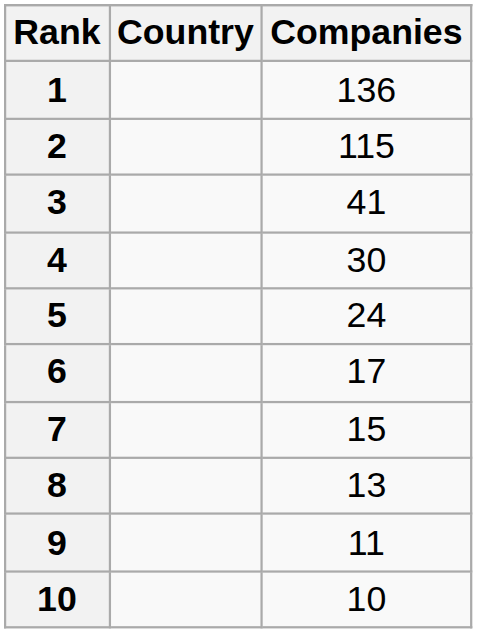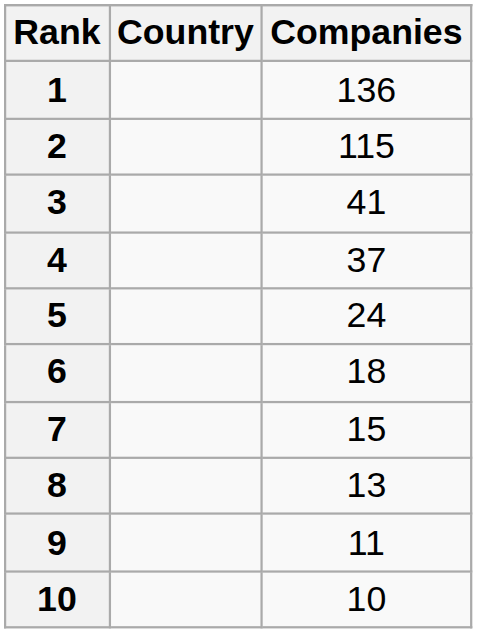(366, 259) 30 -> (366, 259) 37
(366, 372) 17 -> (366, 372) 18
